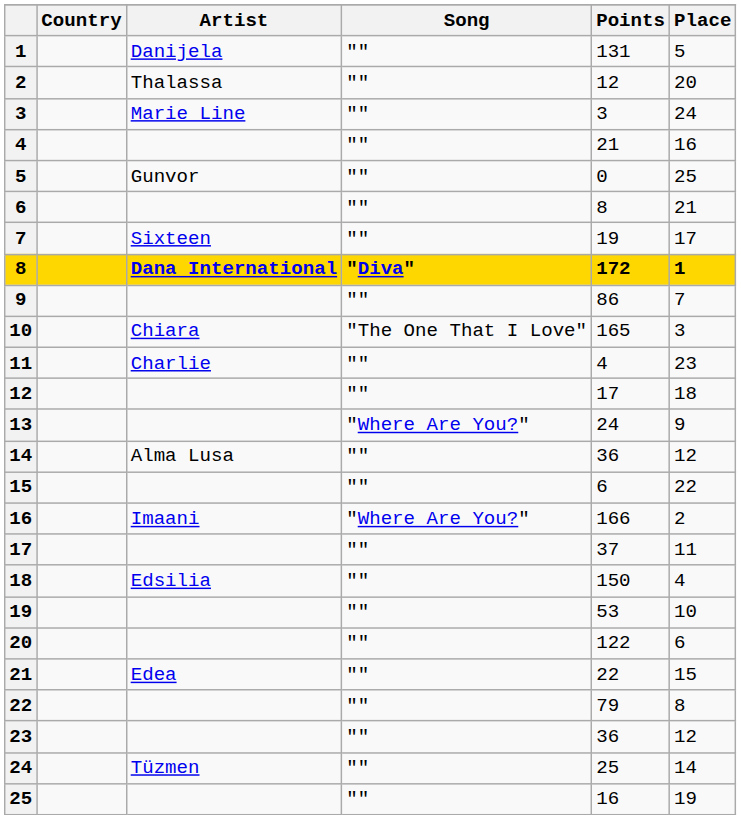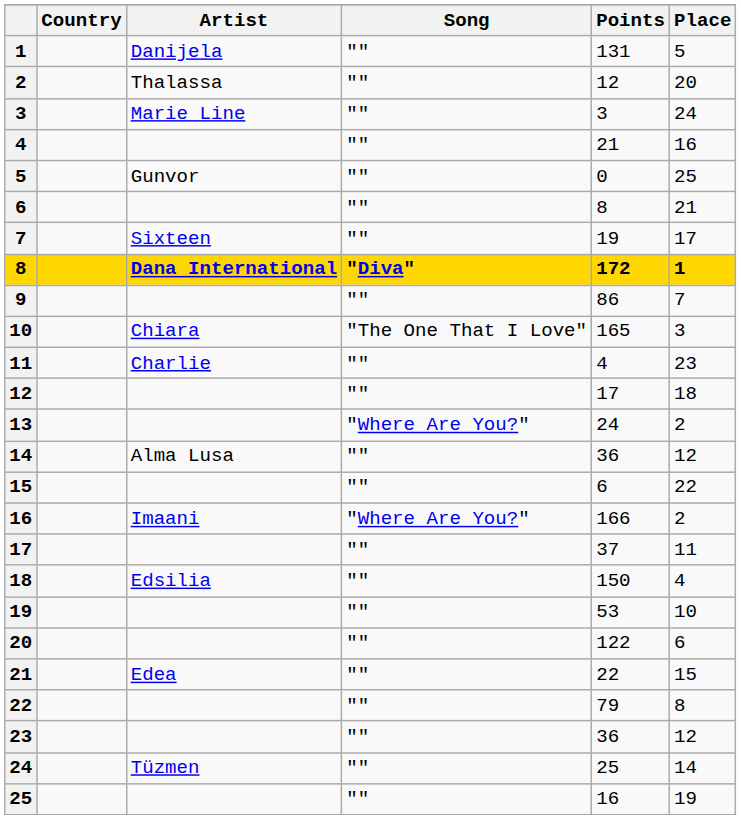(680, 425) 9 -> (680, 425) 2
